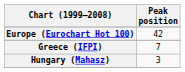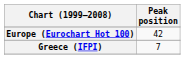- row: (70, 60)
